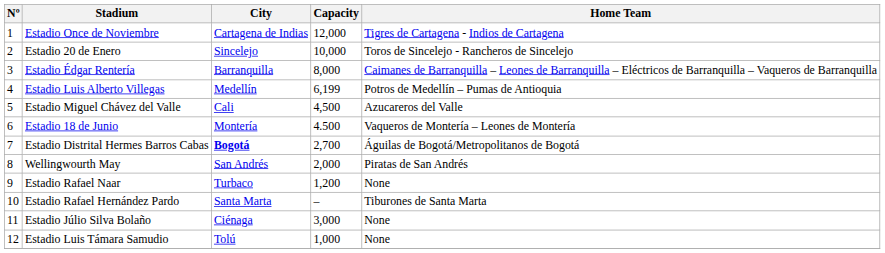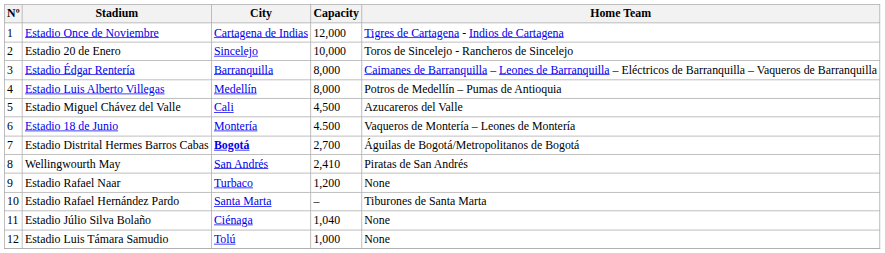(327, 88) 6,199 -> (327, 88) 8,000
(327, 164) 2,000 -> (327, 164) 2,410
(327, 220) 3,000 -> (327, 220) 1,040
